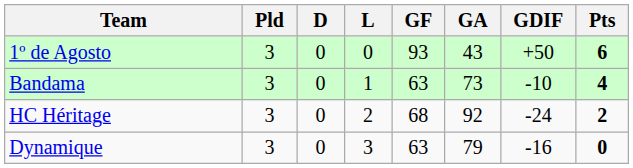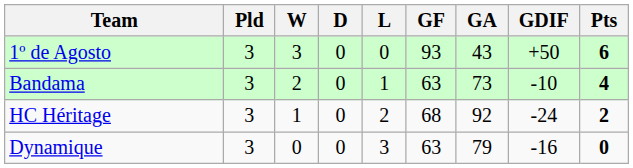+ column: (297, 20)
